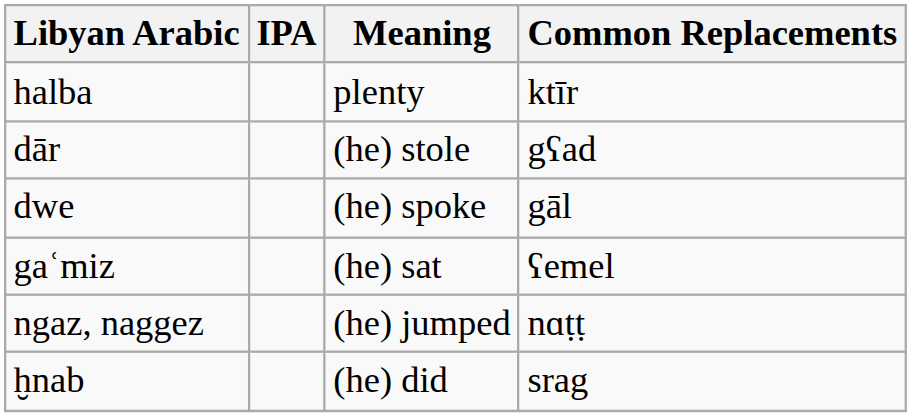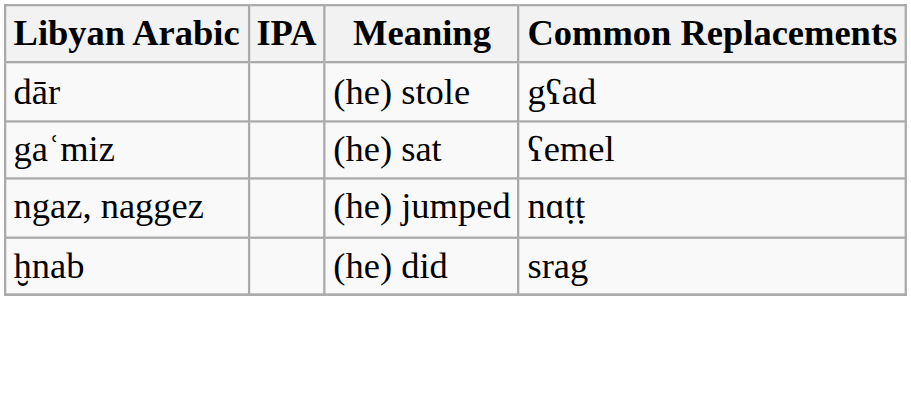- row: (53, 91)
- row: (44, 206)
